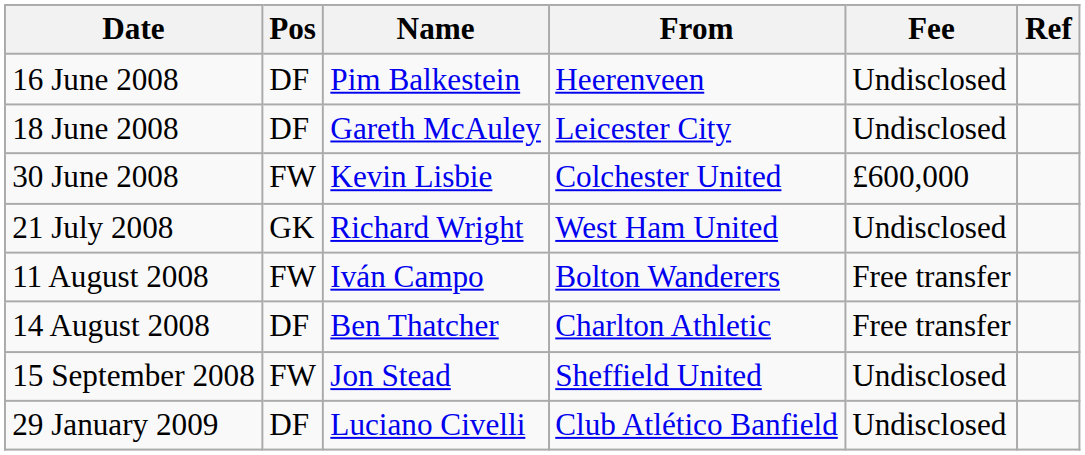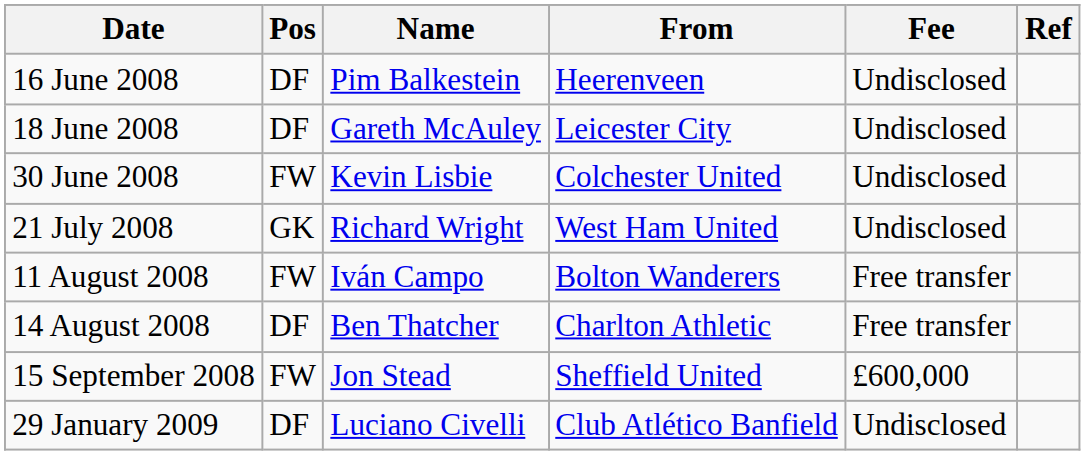(911, 177) £600,000 -> (929, 177) Undisclosed
(929, 375) Undisclosed -> (911, 375) £600,000
